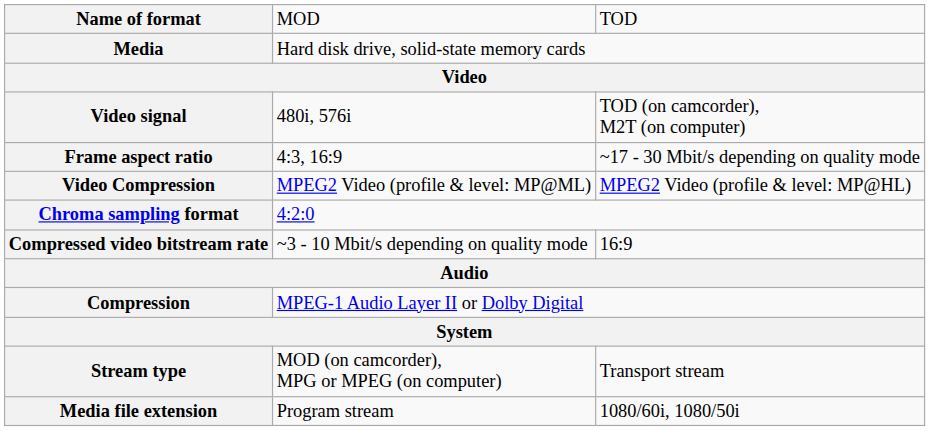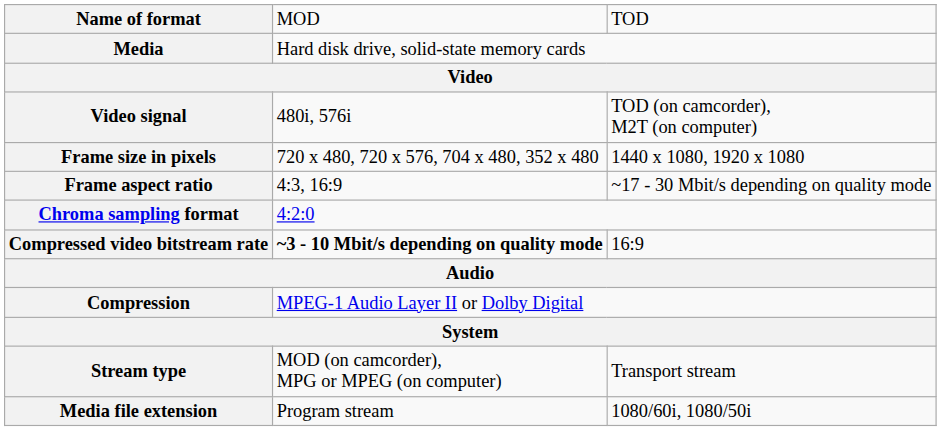+ row: (139, 156)
- row: (139, 185)
(432, 244) normal -> (440, 244) bold
